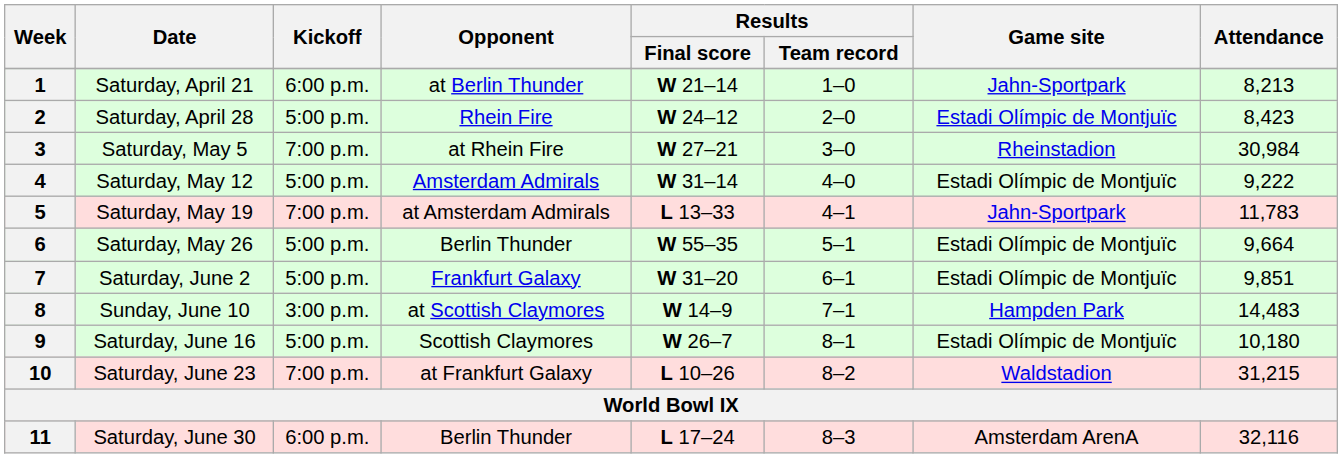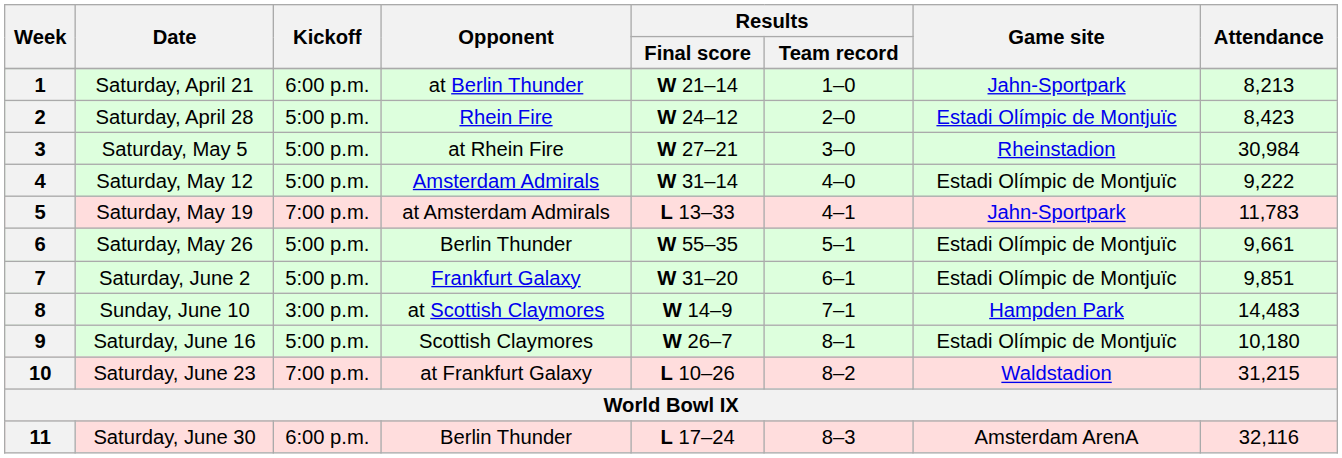(327, 149) 7:00 p.m. -> (327, 149) 5:00 p.m.
(1269, 245) 9,664 -> (1269, 245) 9,661
